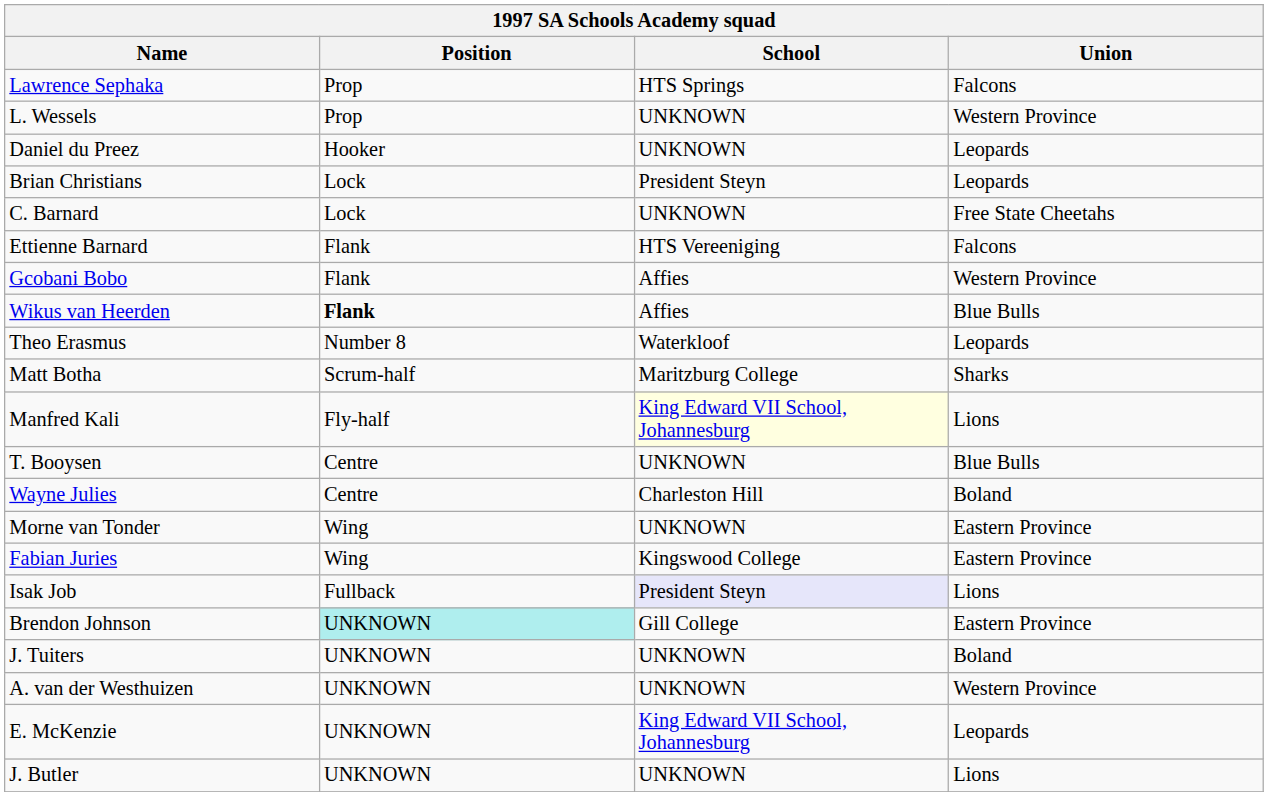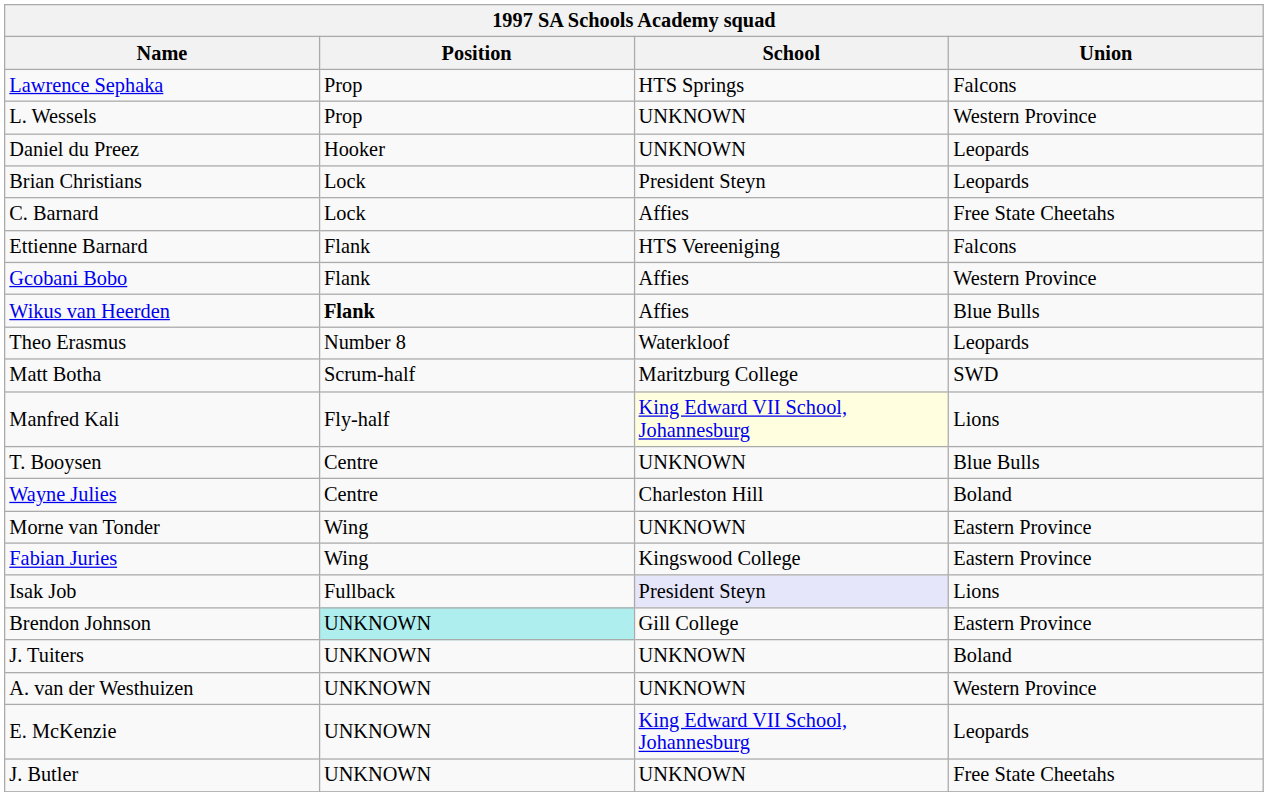(692, 213) UNKNOWN -> (664, 213) Affies
(981, 375) Sharks -> (976, 375) SWD
(976, 775) Lions -> (1034, 775) Free State Cheetahs
